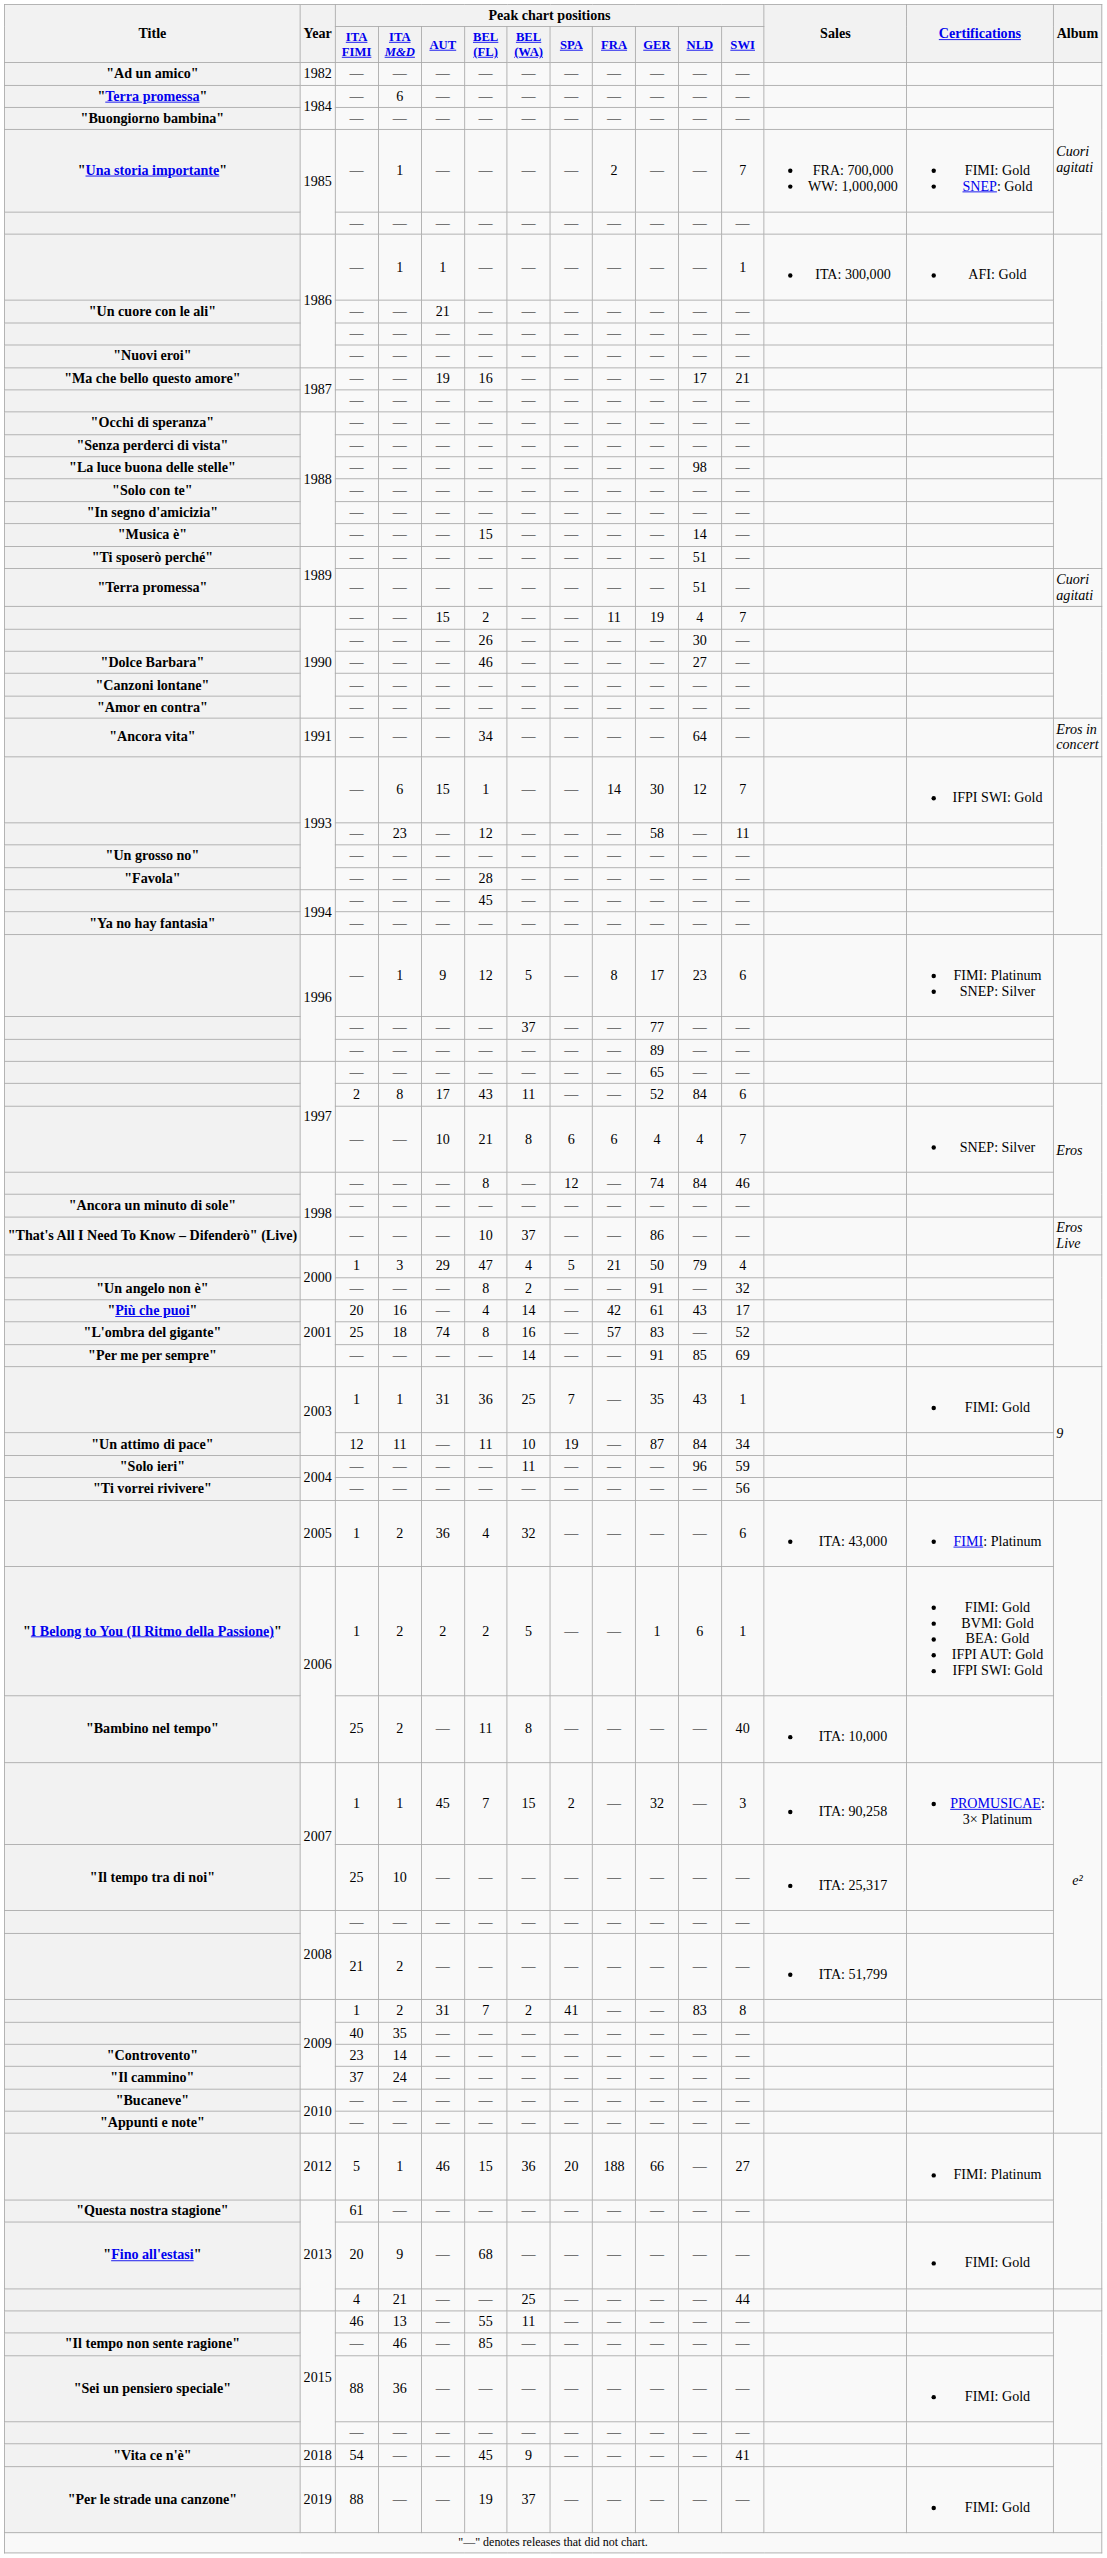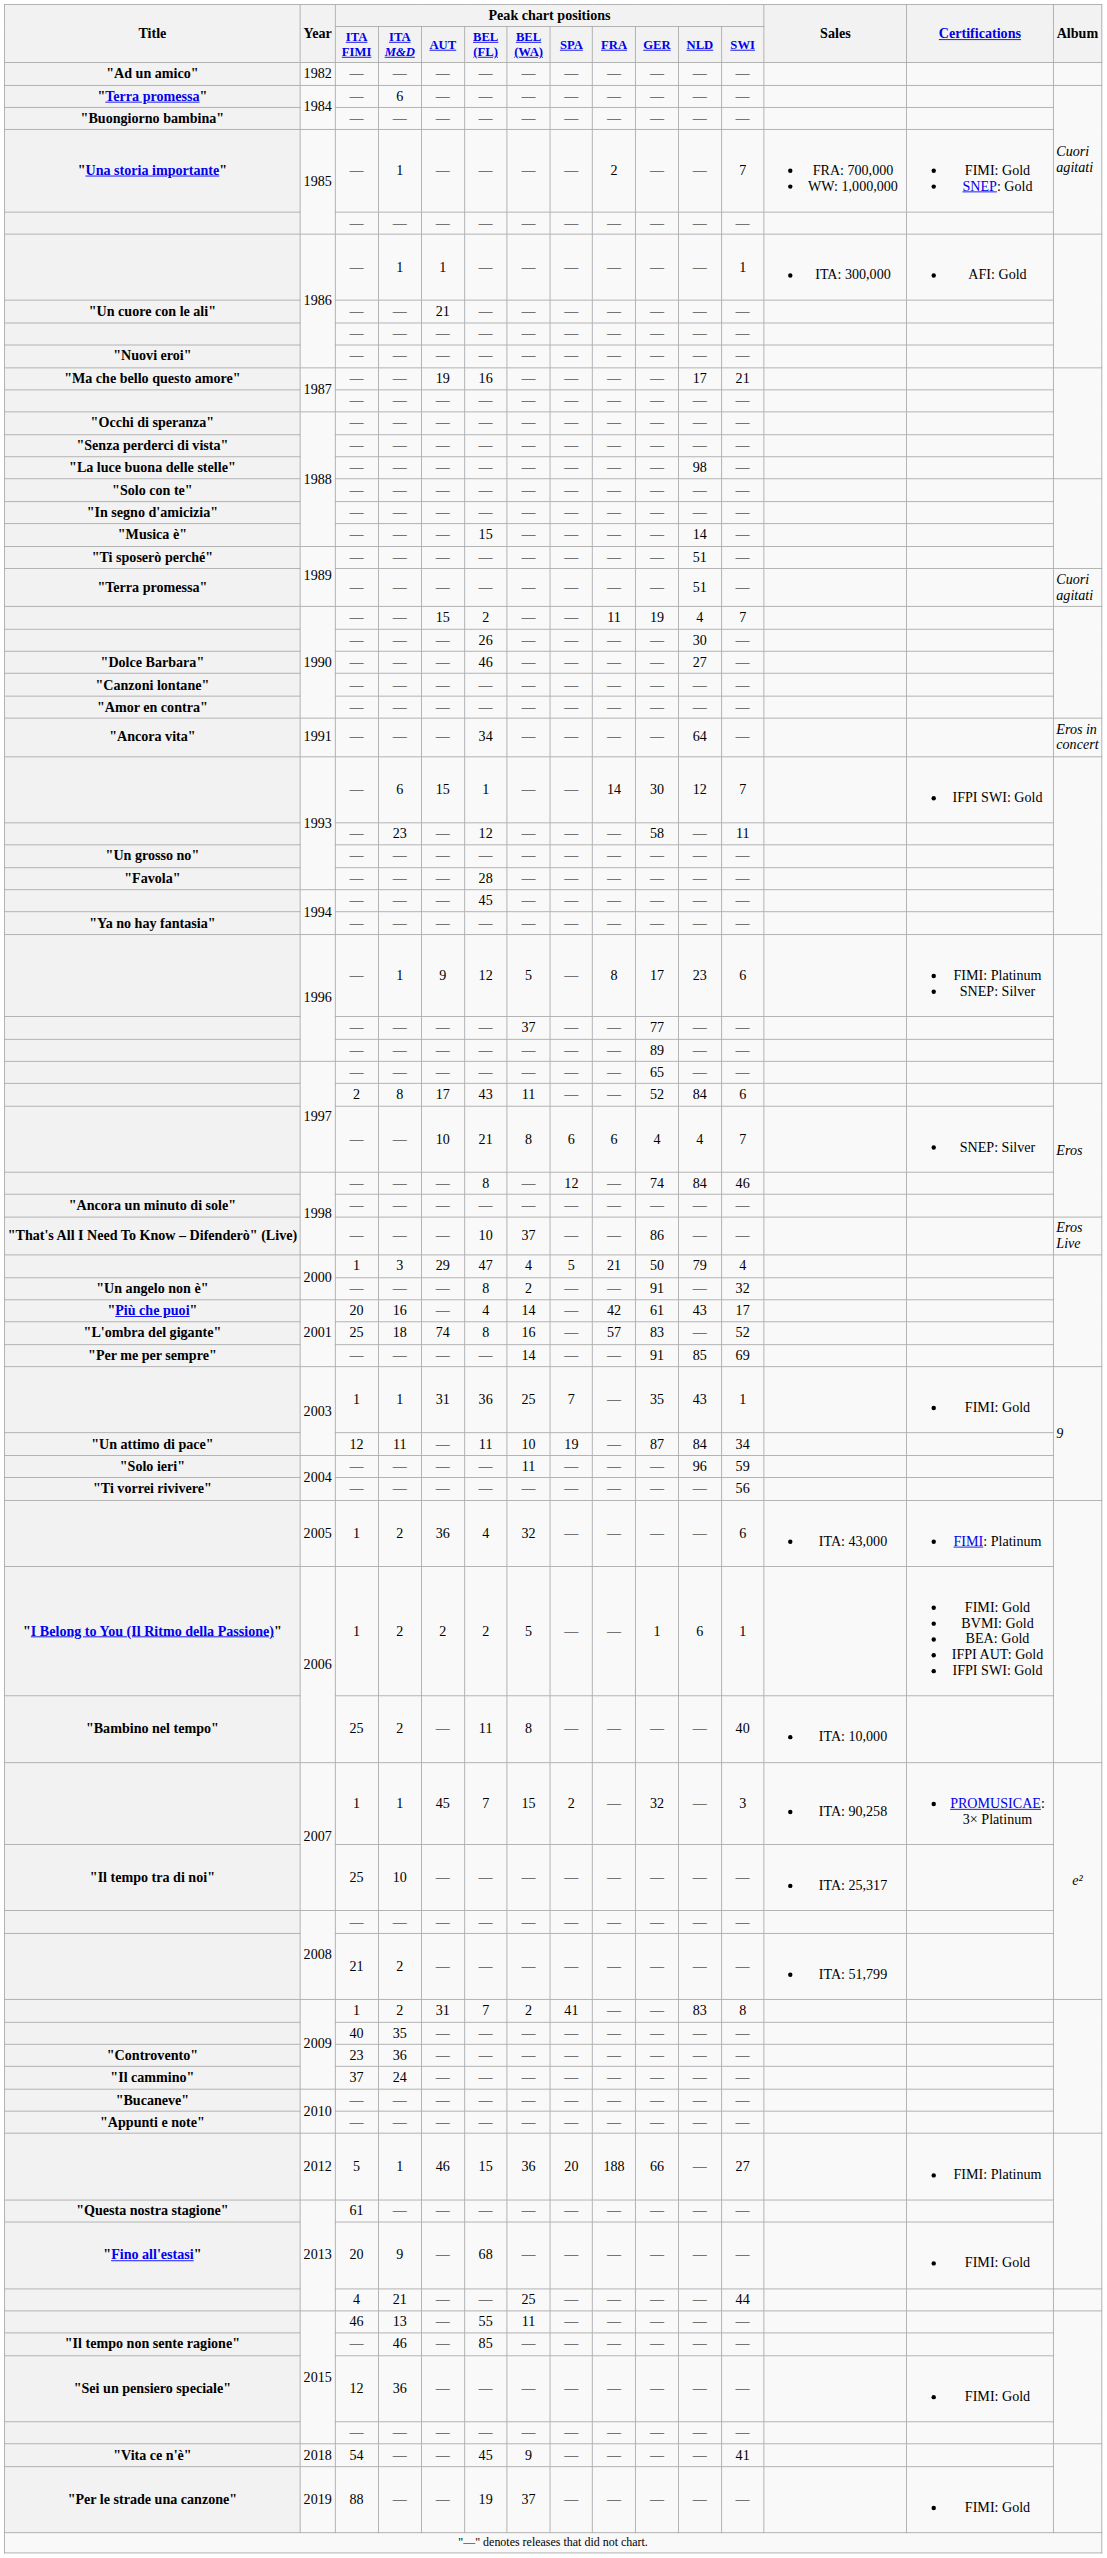(400, 2055) 14 -> (400, 2055) 36
(357, 2388) 88 -> (357, 2388) 12
